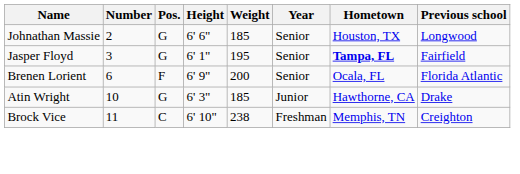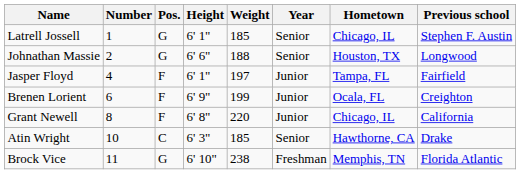+ row: (44, 35)
(240, 35) 185 -> (240, 55) 188
(109, 55) 3 -> (109, 76) 4
(163, 55) G -> (162, 76) F
(240, 55) 195 -> (240, 76) 197
(292, 55) Senior -> (292, 76) Junior
(363, 55) bold -> (361, 76) normal
(240, 76) 200 -> (240, 96) 199
(292, 76) Senior -> (292, 96) Junior
(462, 76) Florida Atlantic -> (447, 96) Creighton
+ row: (42, 117)
(163, 96) G -> (162, 138) C
(292, 96) Junior -> (292, 138) Senior
(162, 117) C -> (163, 158) G
(447, 117) Creighton -> (462, 158) Florida Atlantic
